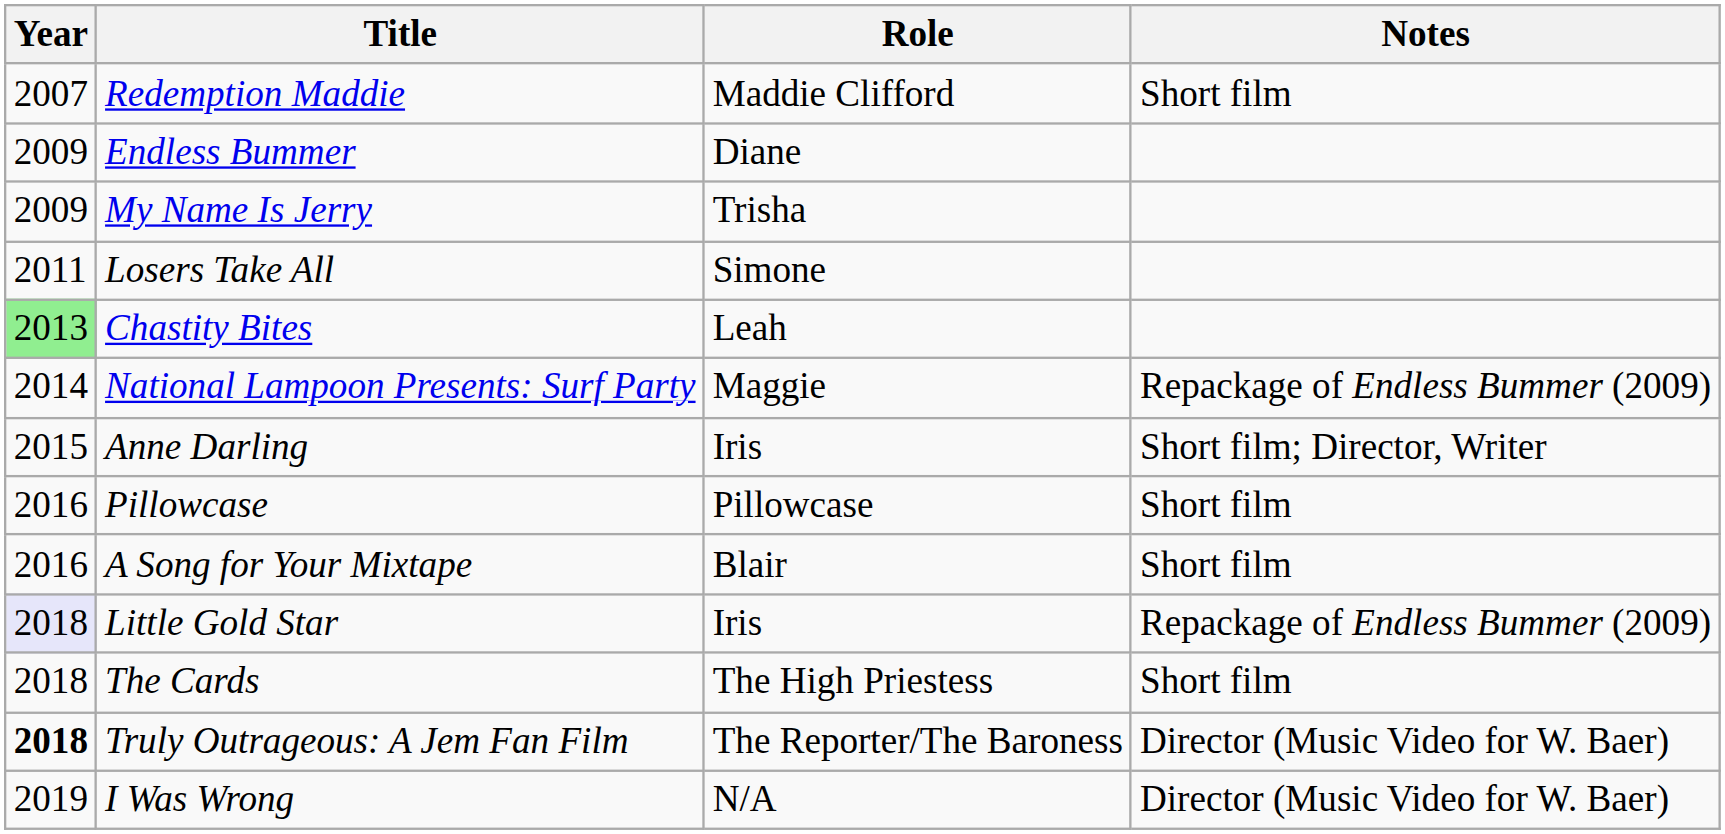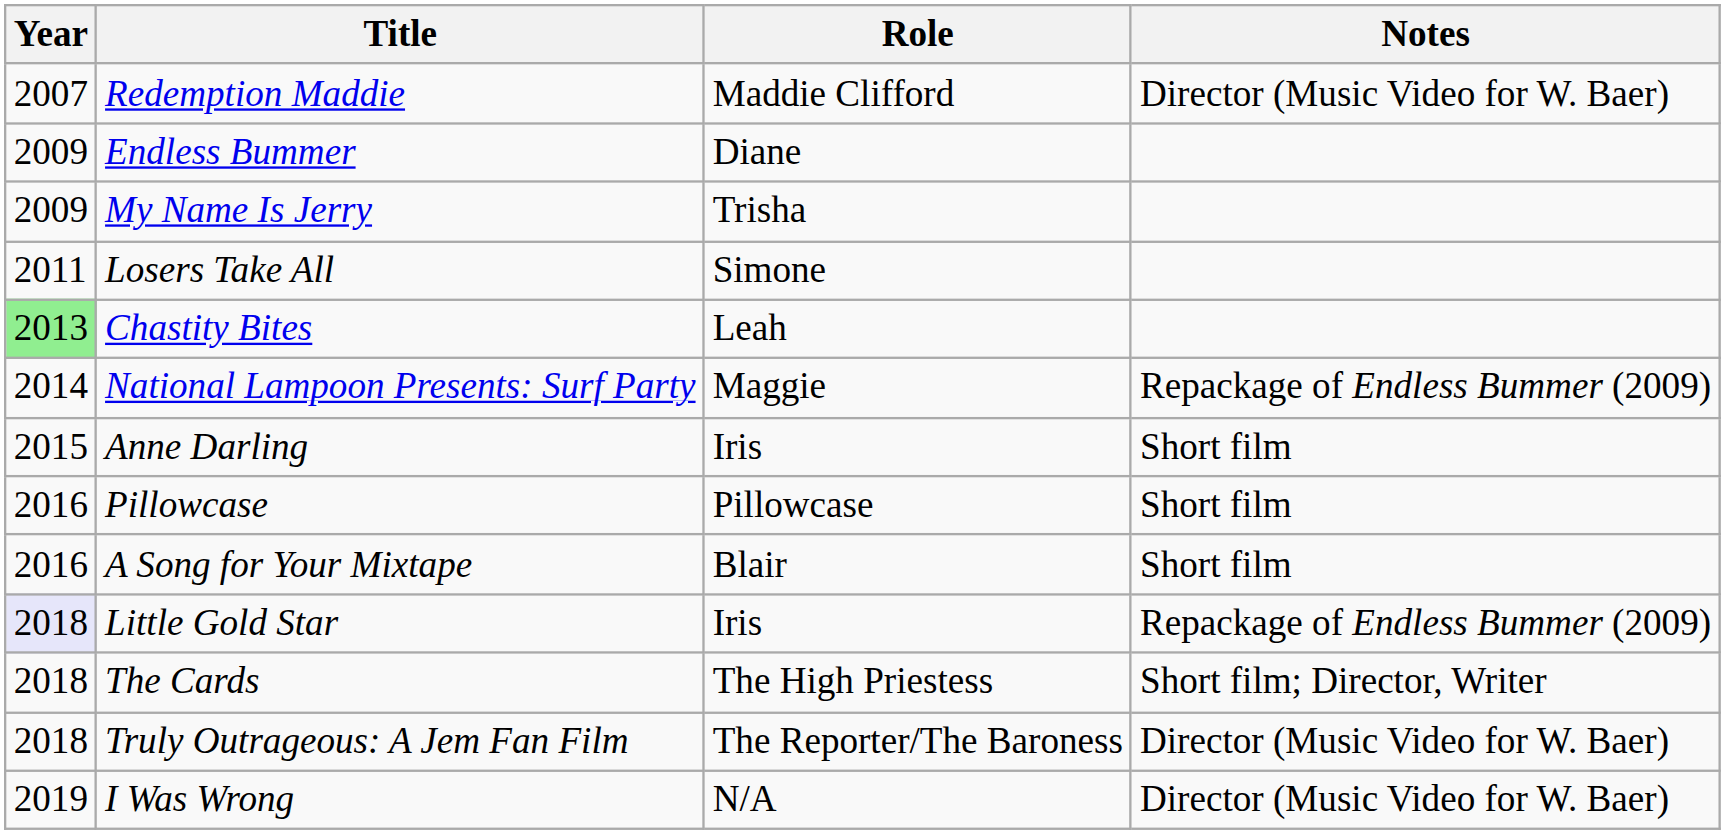(1216, 92) Short film -> (1405, 92) Director (Music Video for W. Baer)
(1343, 446) Short film; Director, Writer -> (1216, 446) Short film
(1216, 681) Short film -> (1343, 681) Short film; Director, Writer
(51, 740) bold -> (51, 740) normal
